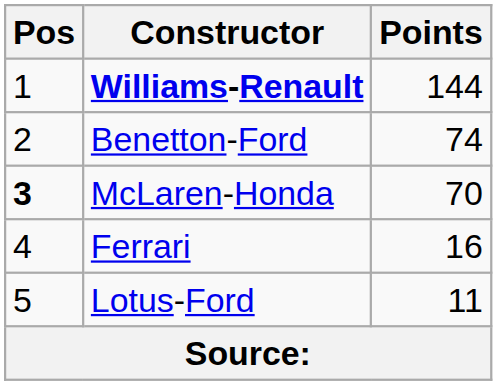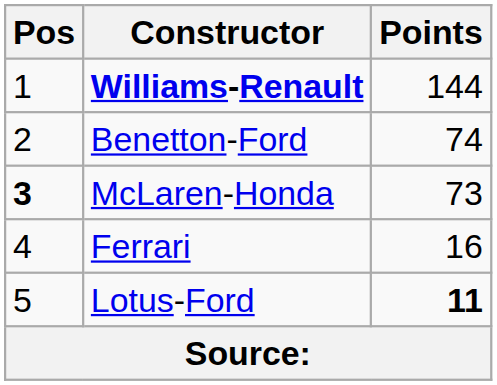(464, 193) 70 -> (464, 193) 73
(465, 300) normal -> (465, 300) bold
